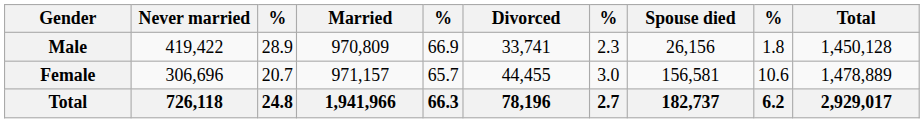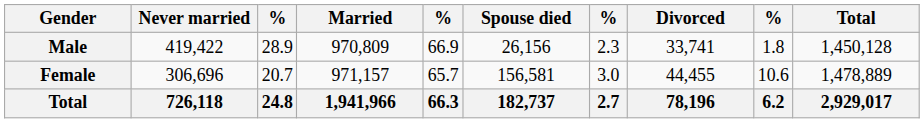columns swapped: (526, 18) <-> (690, 18)
